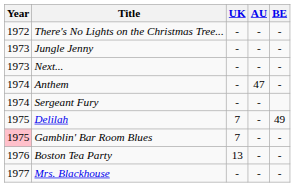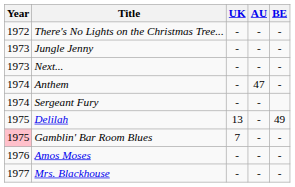(237, 119) 7 -> (237, 119) 13
- row: (73, 155)
+ row: (63, 155)
